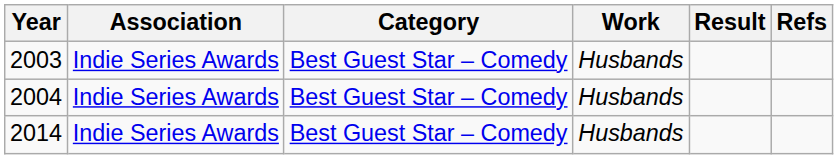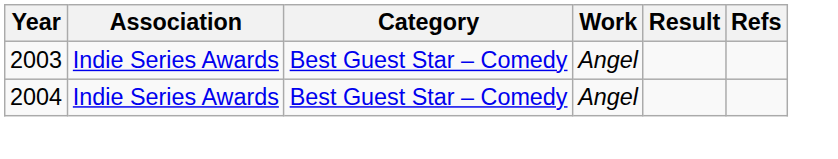(631, 60) Husbands -> (608, 60) Angel
(631, 97) Husbands -> (608, 97) Angel
- row: (36, 134)
